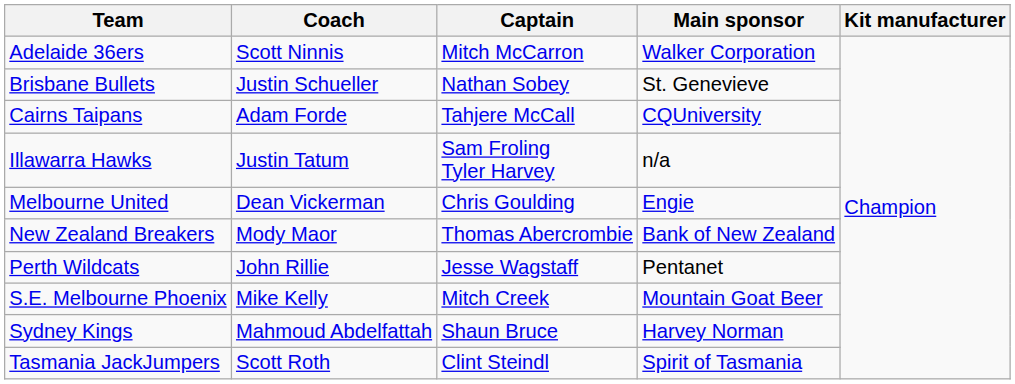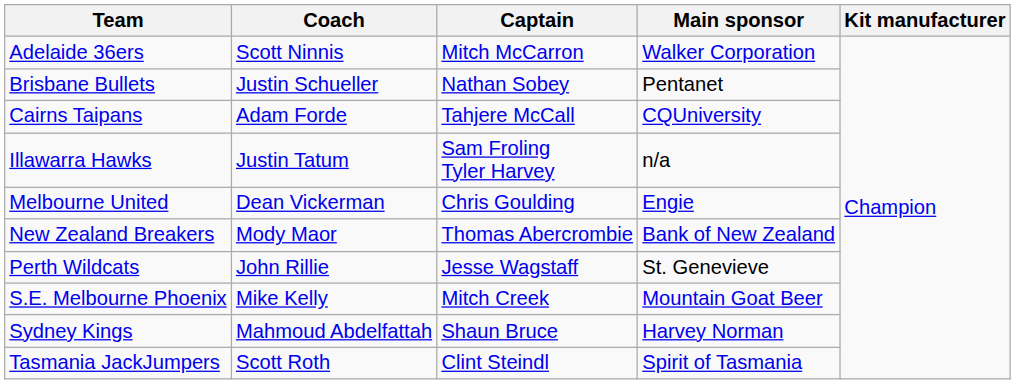(706, 84) St. Genevieve -> (683, 84) Pentanet
(683, 266) Pentanet -> (706, 266) St. Genevieve
